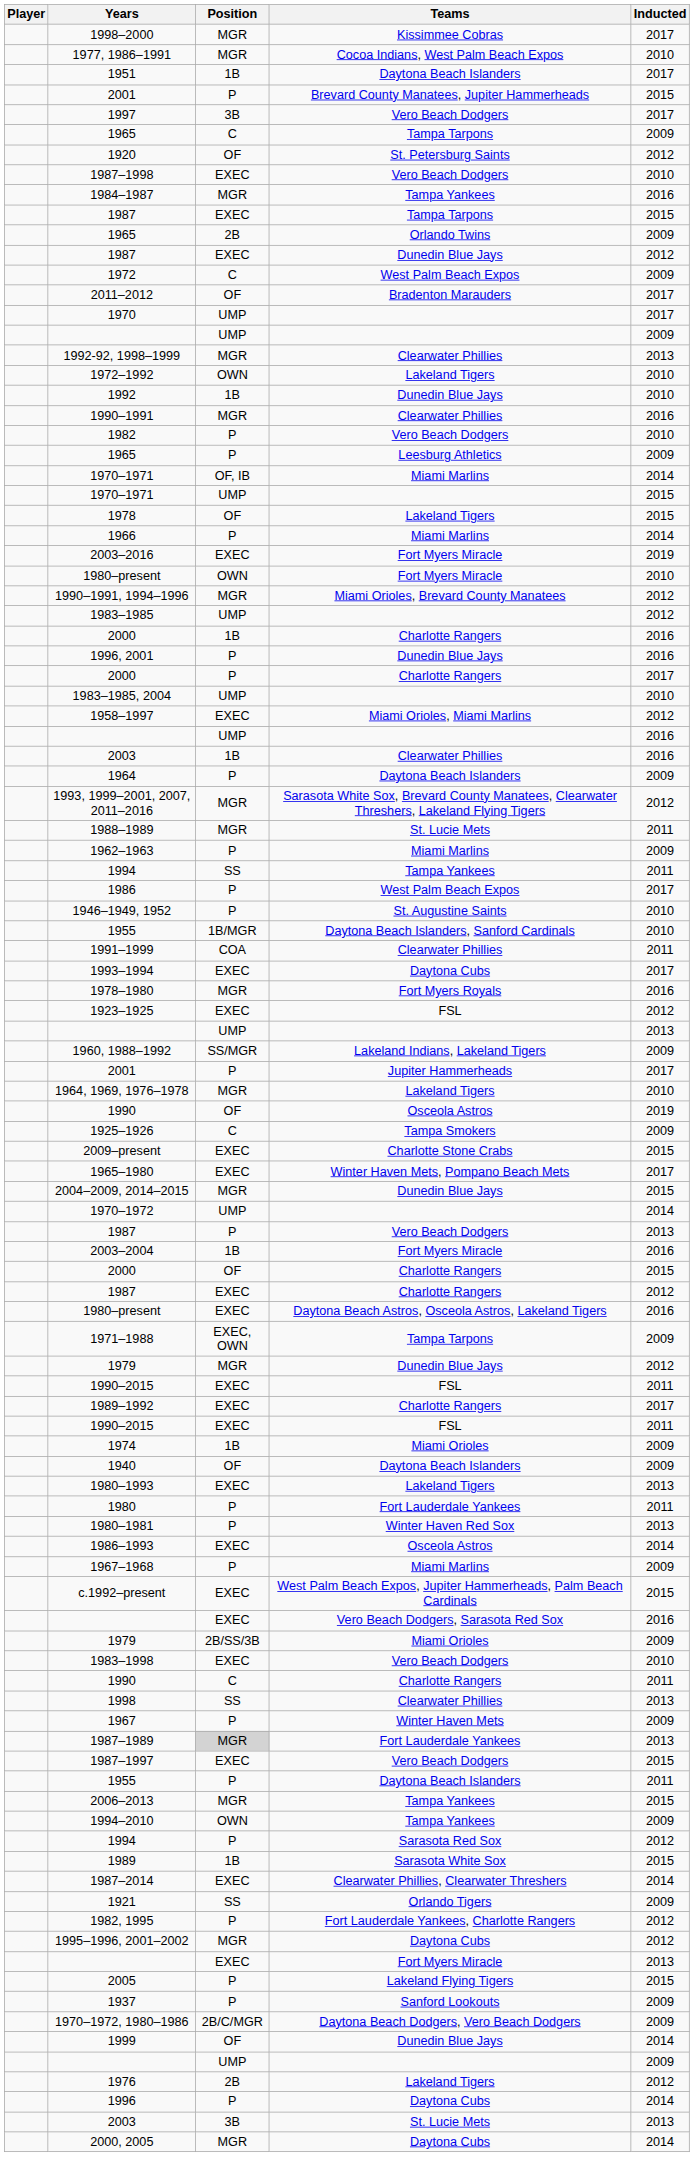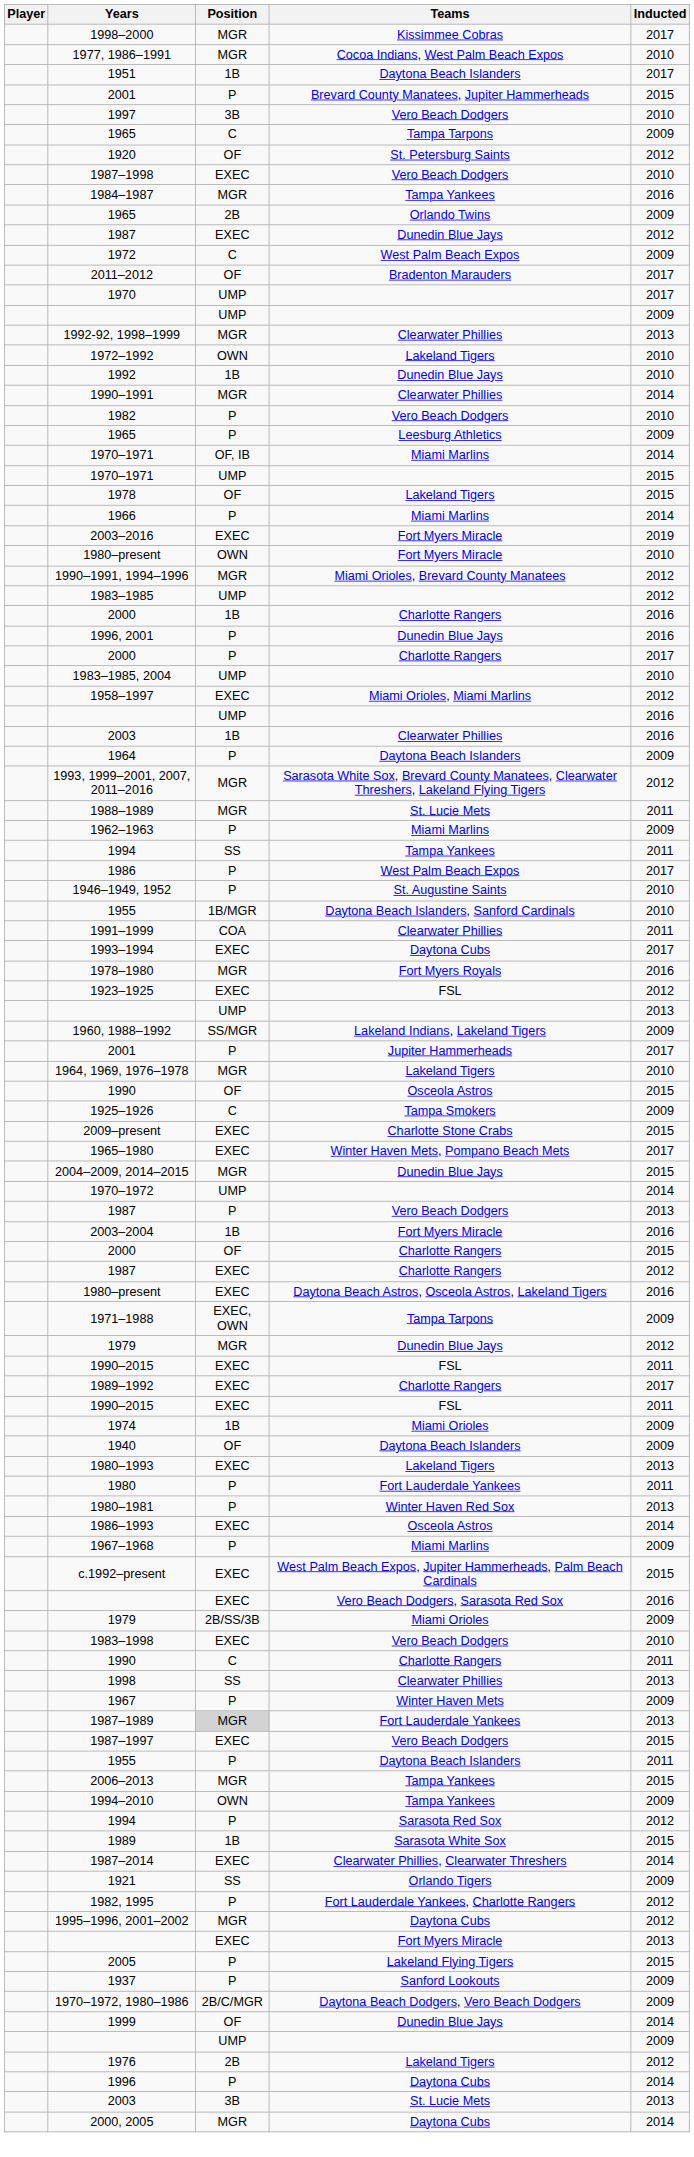(660, 114) 2017 -> (660, 114) 2010
- row: (122, 214)
(660, 415) 2016 -> (660, 395) 2014
(660, 1111) 2019 -> (660, 1091) 2015
